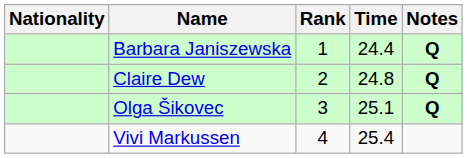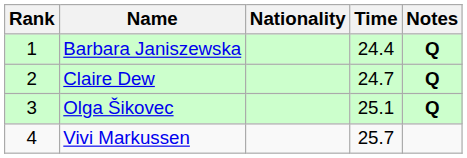columns swapped: (323, 19) <-> (57, 19)
(376, 78) 24.8 -> (376, 78) 24.7
(376, 138) 25.4 -> (376, 138) 25.7
